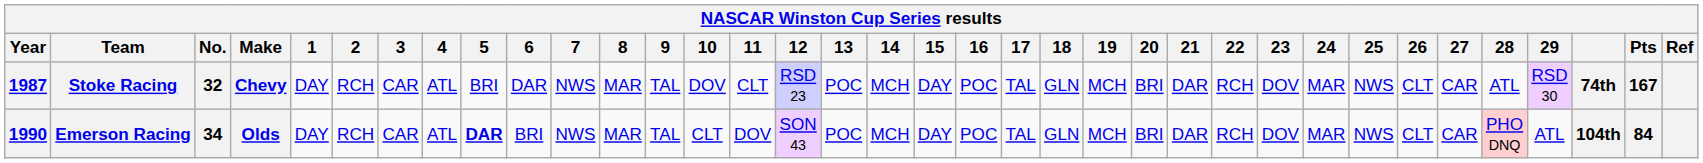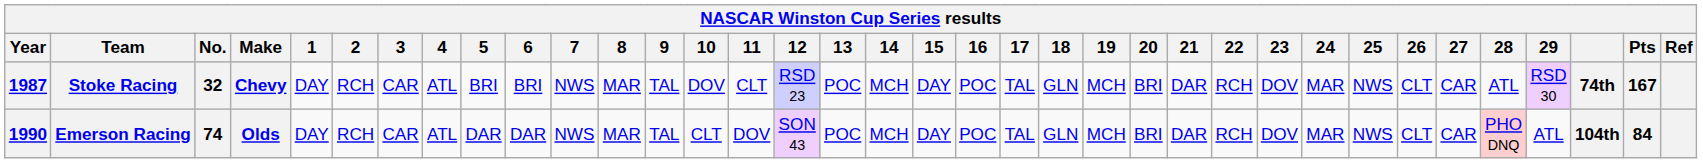(529, 85) DAR -> (528, 85) BRI
(213, 134) 34 -> (213, 134) 74
(484, 134) bold -> (484, 134) normal
(529, 134) BRI -> (528, 134) DAR
